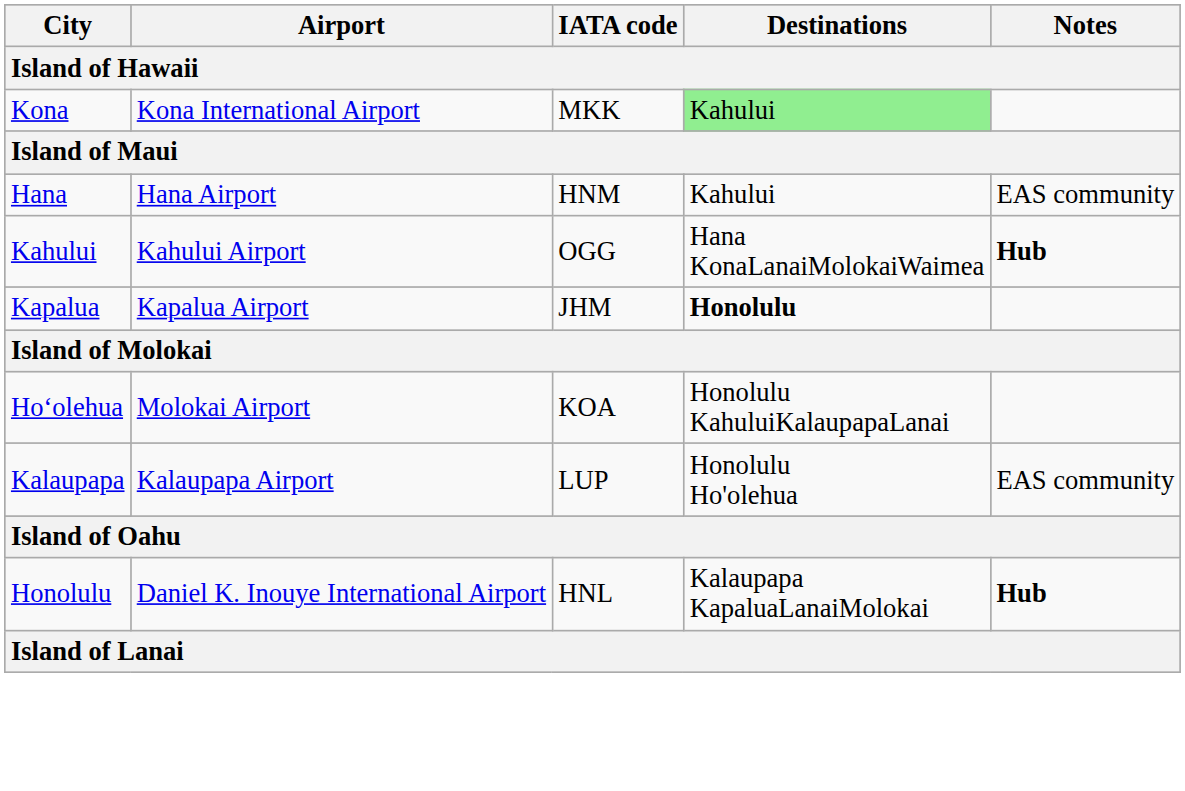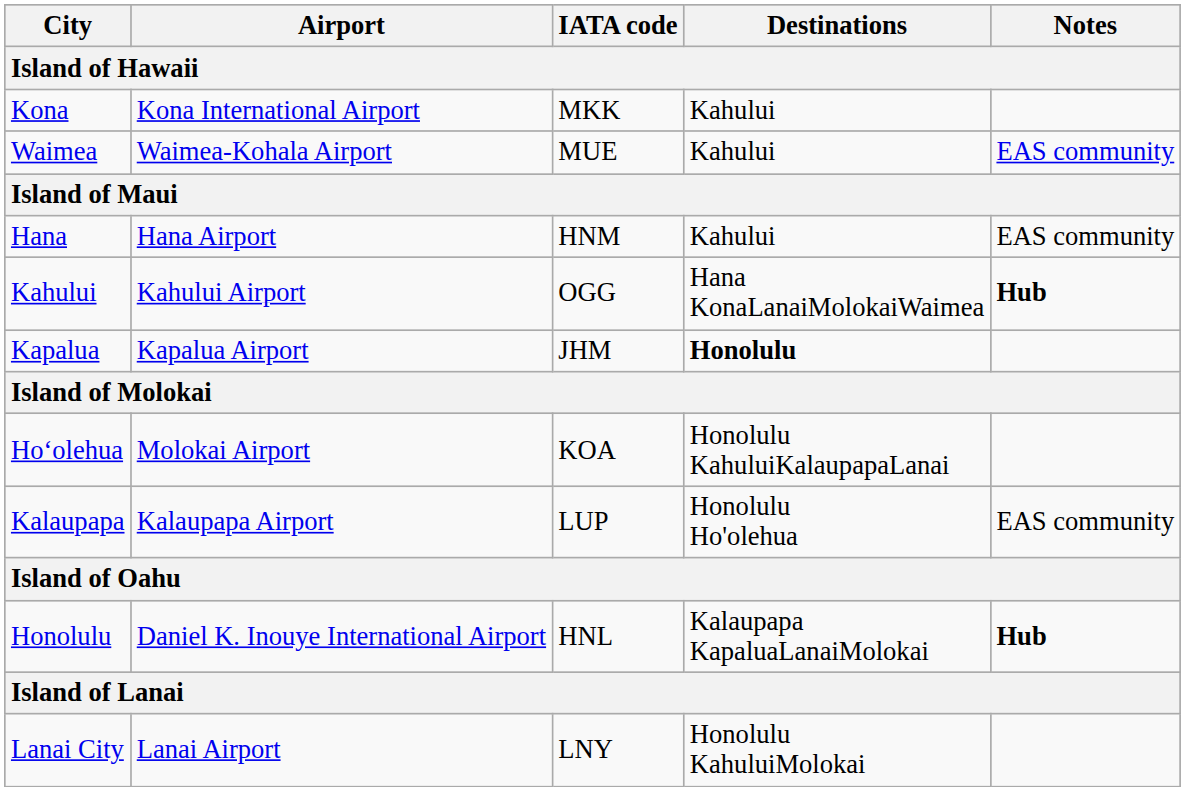(733, 109) lightgreen background -> (733, 109) no background
+ row: (54, 151)
+ row: (67, 749)
